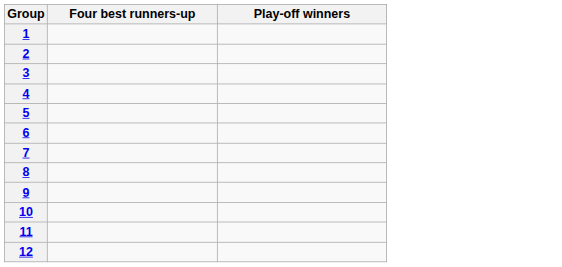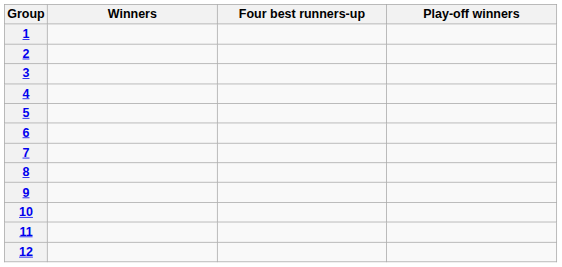+ column: (132, 14)
